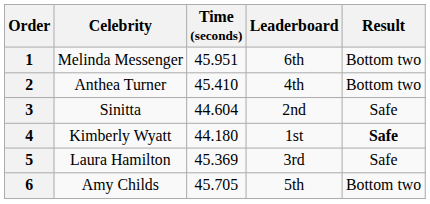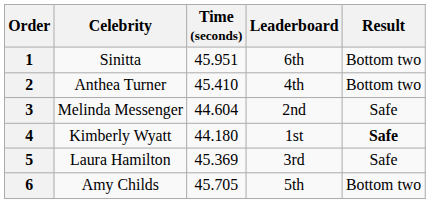(120, 60) Melinda Messenger -> (120, 60) Sinitta
(120, 110) Sinitta -> (120, 110) Melinda Messenger
